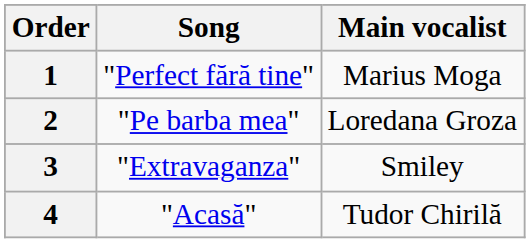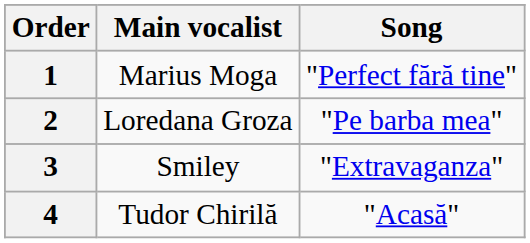columns swapped: (422, 27) <-> (209, 27)
